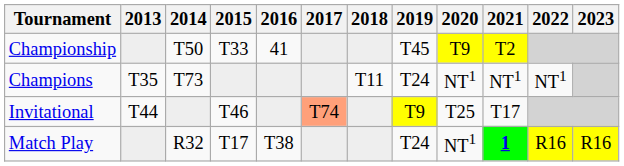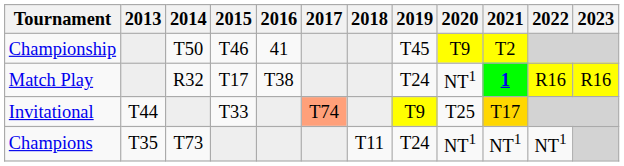(234, 48) T33 -> (234, 48) T46
rows swapped: (51, 143) <-> (51, 79)
(234, 111) T46 -> (234, 111) T33
(505, 111) no background -> (505, 111) gold background
